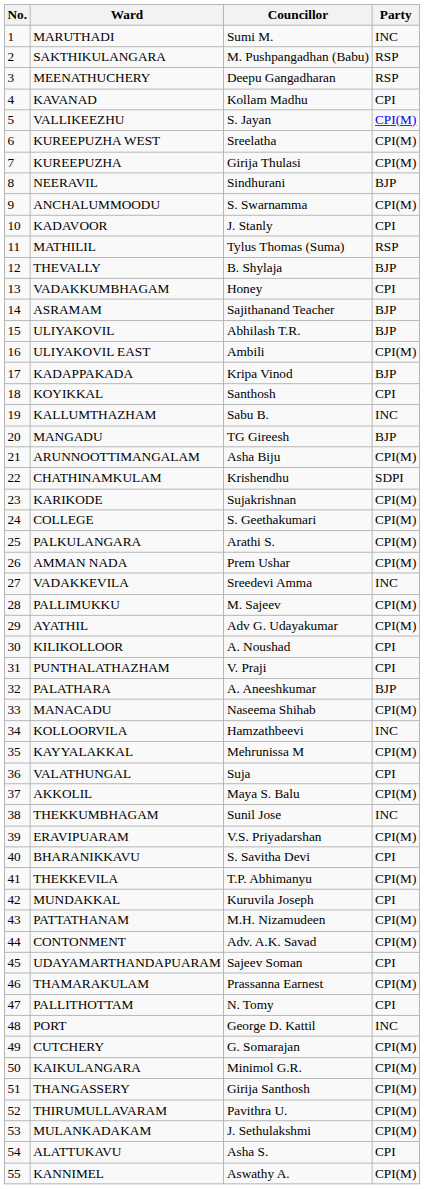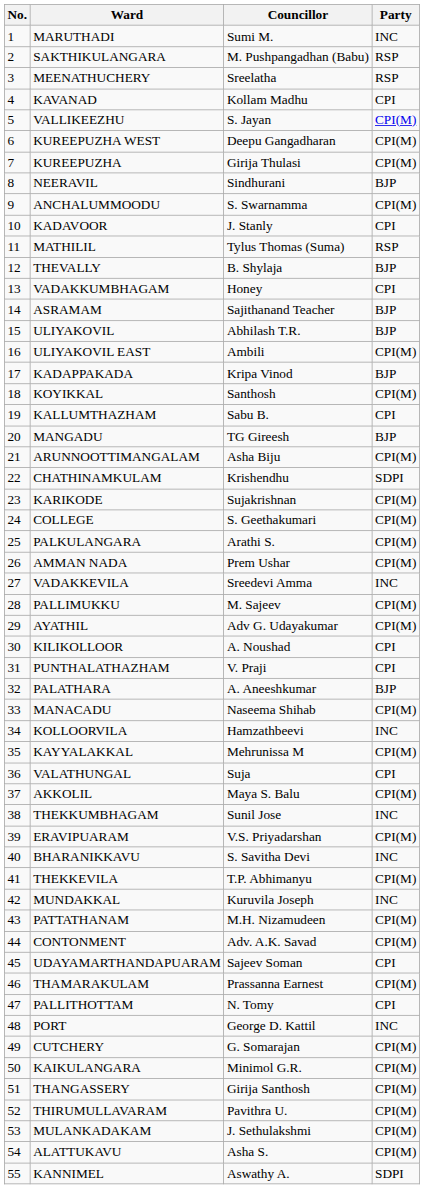(281, 78) Deepu Gangadharan -> (252, 78) Sreelatha
(252, 141) Sreelatha -> (281, 141) Deepu Gangadharan
(385, 394) CPI -> (396, 394) CPI(M)
(386, 415) INC -> (385, 415) CPI
(385, 857) CPI -> (386, 857) INC
(385, 899) CPI -> (386, 899) INC
(385, 1152) CPI -> (396, 1152) CPI(M)
(396, 1173) CPI(M) -> (389, 1173) SDPI
